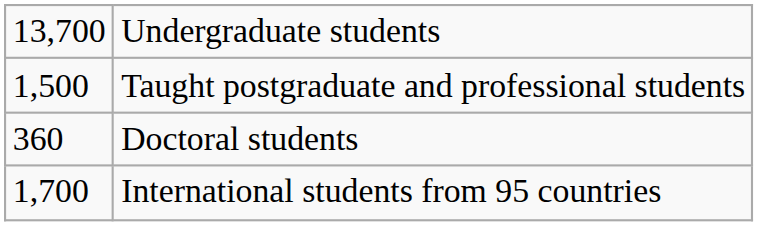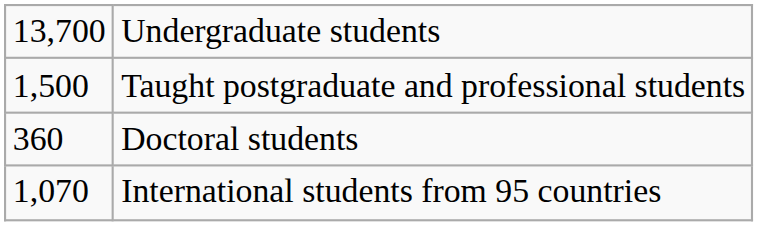(51, 191) 1,700 -> (51, 191) 1,070
